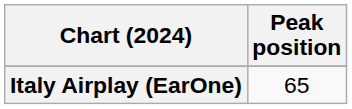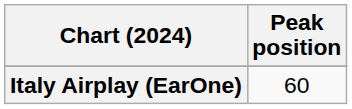(297, 84) 65 -> (297, 84) 60
